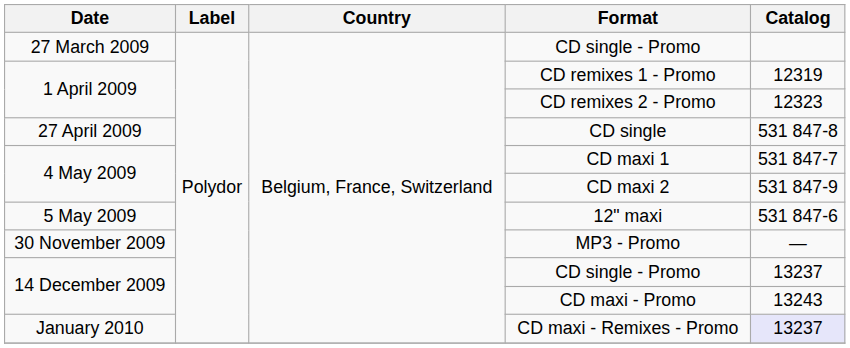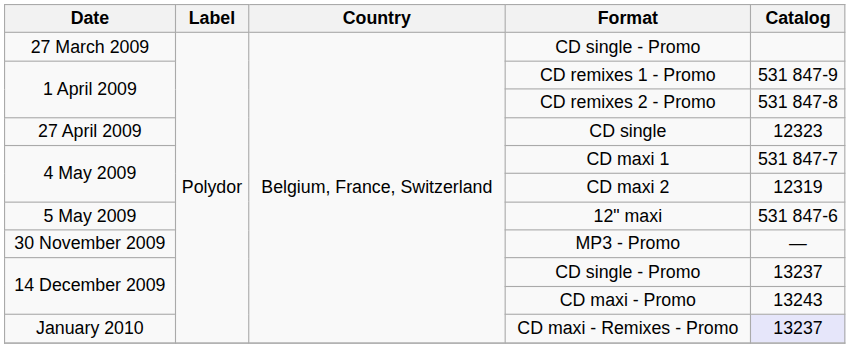(798, 74) 12319 -> (798, 74) 531 847-9
(798, 103) 12323 -> (798, 103) 531 847-8
(798, 131) 531 847-8 -> (798, 131) 12323
(798, 187) 531 847-9 -> (798, 187) 12319
